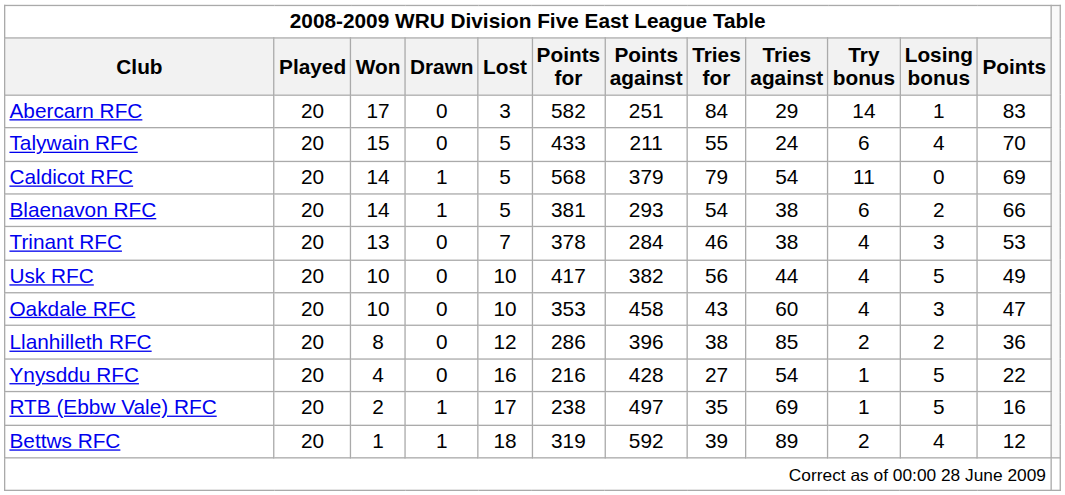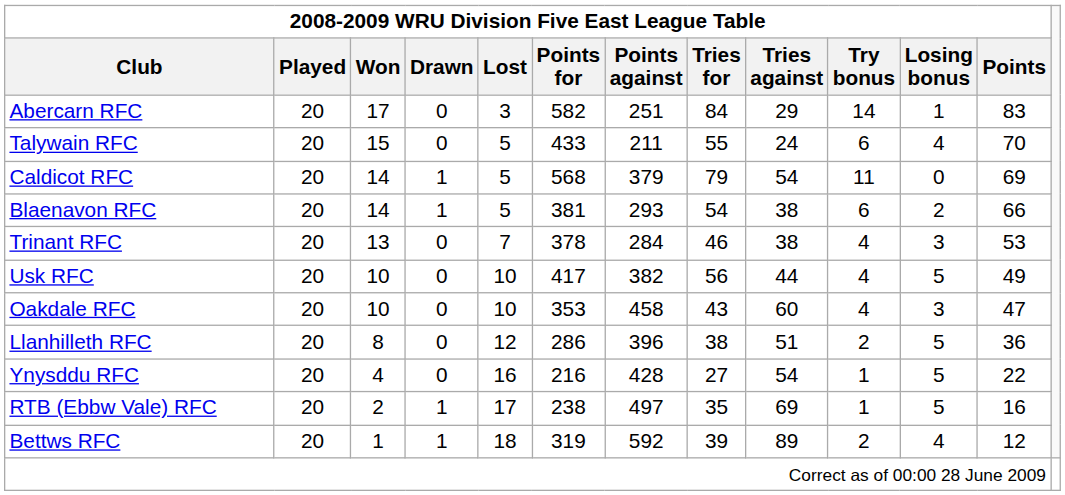(787, 342) 85 -> (787, 342) 51
(939, 342) 2 -> (939, 342) 5
